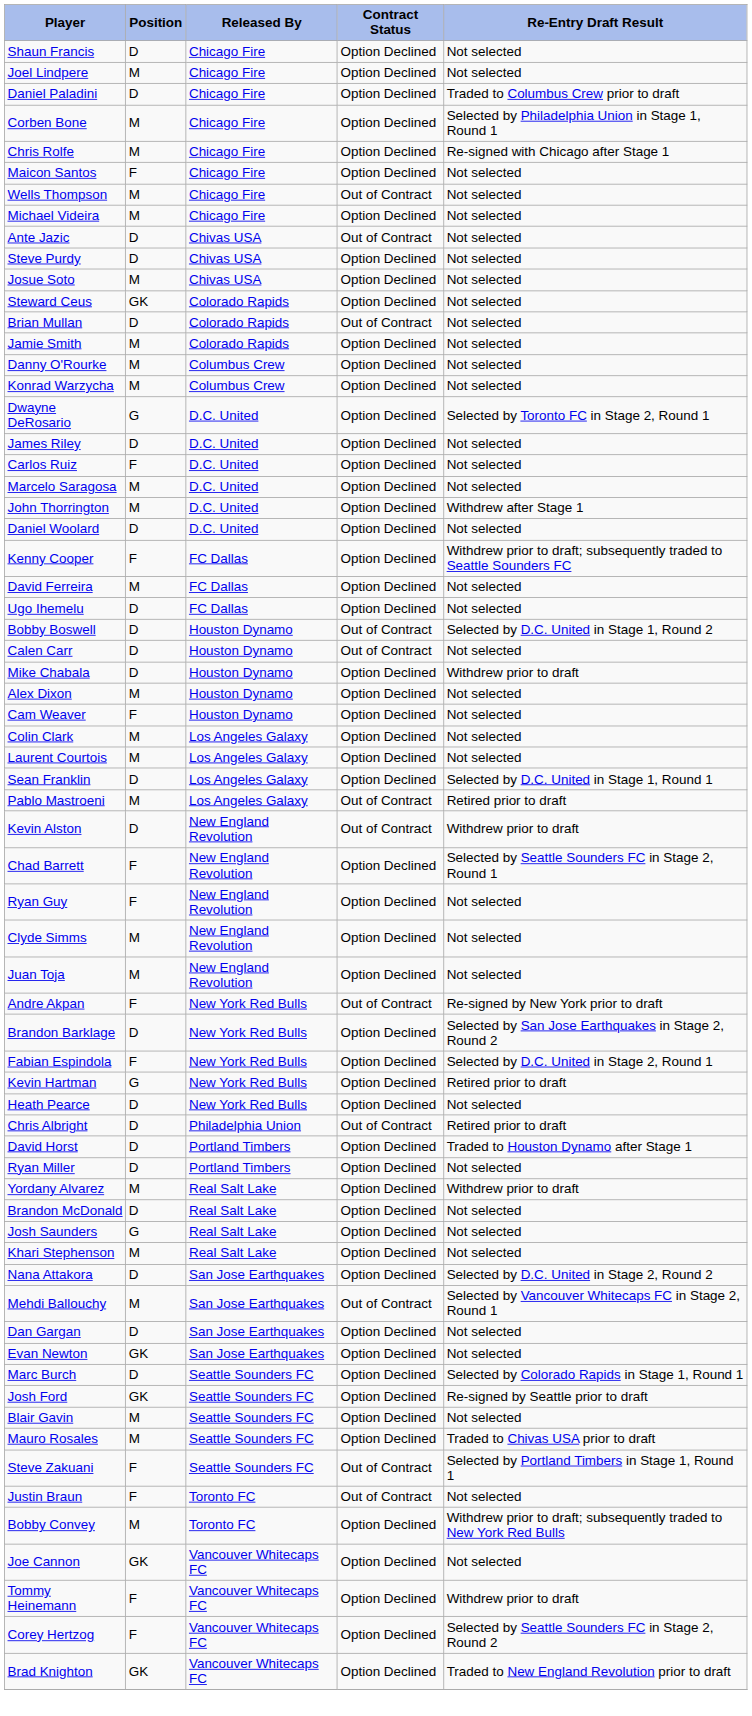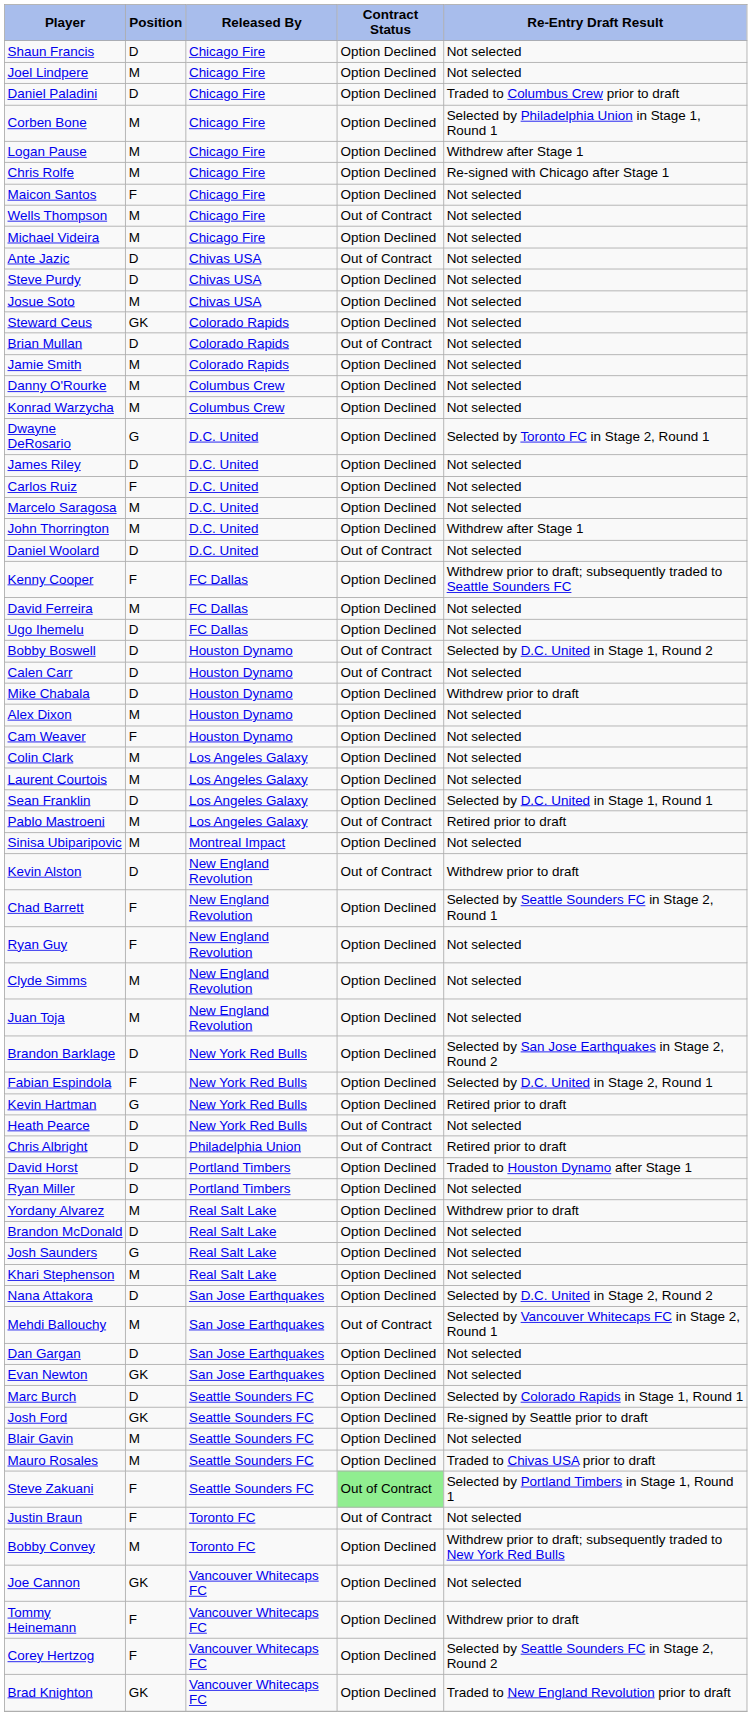+ row: (47, 151)
(388, 529) Option Declined -> (386, 550) Out of Contract
+ row: (65, 842)
- row: (46, 1003)
(388, 1104) Option Declined -> (386, 1125) Out of Contract
(386, 1467) no background -> (386, 1489) lightgreen background
